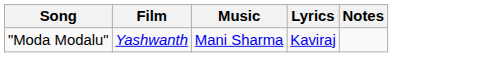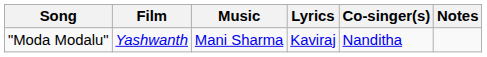+ column: (386, 16)
